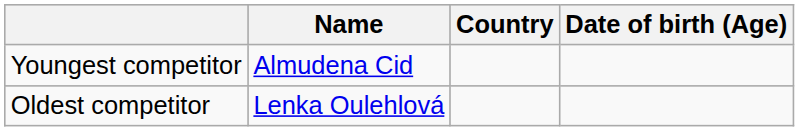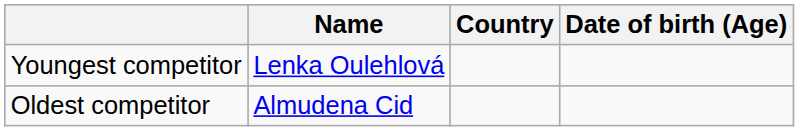(333, 65) Almudena Cid -> (349, 65) Lenka Oulehlová
(349, 105) Lenka Oulehlová -> (333, 105) Almudena Cid
